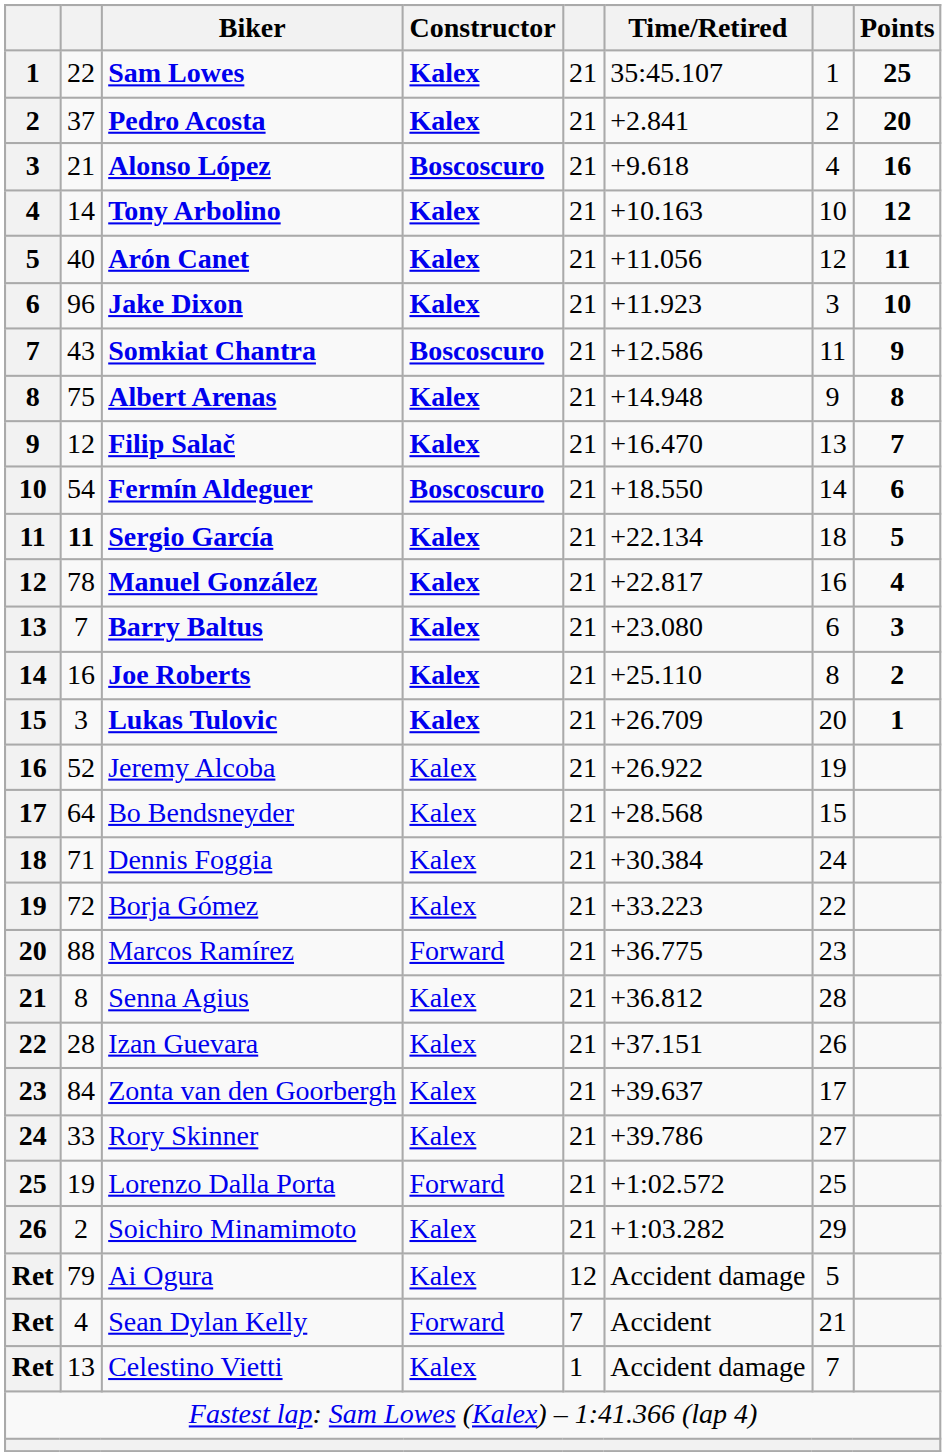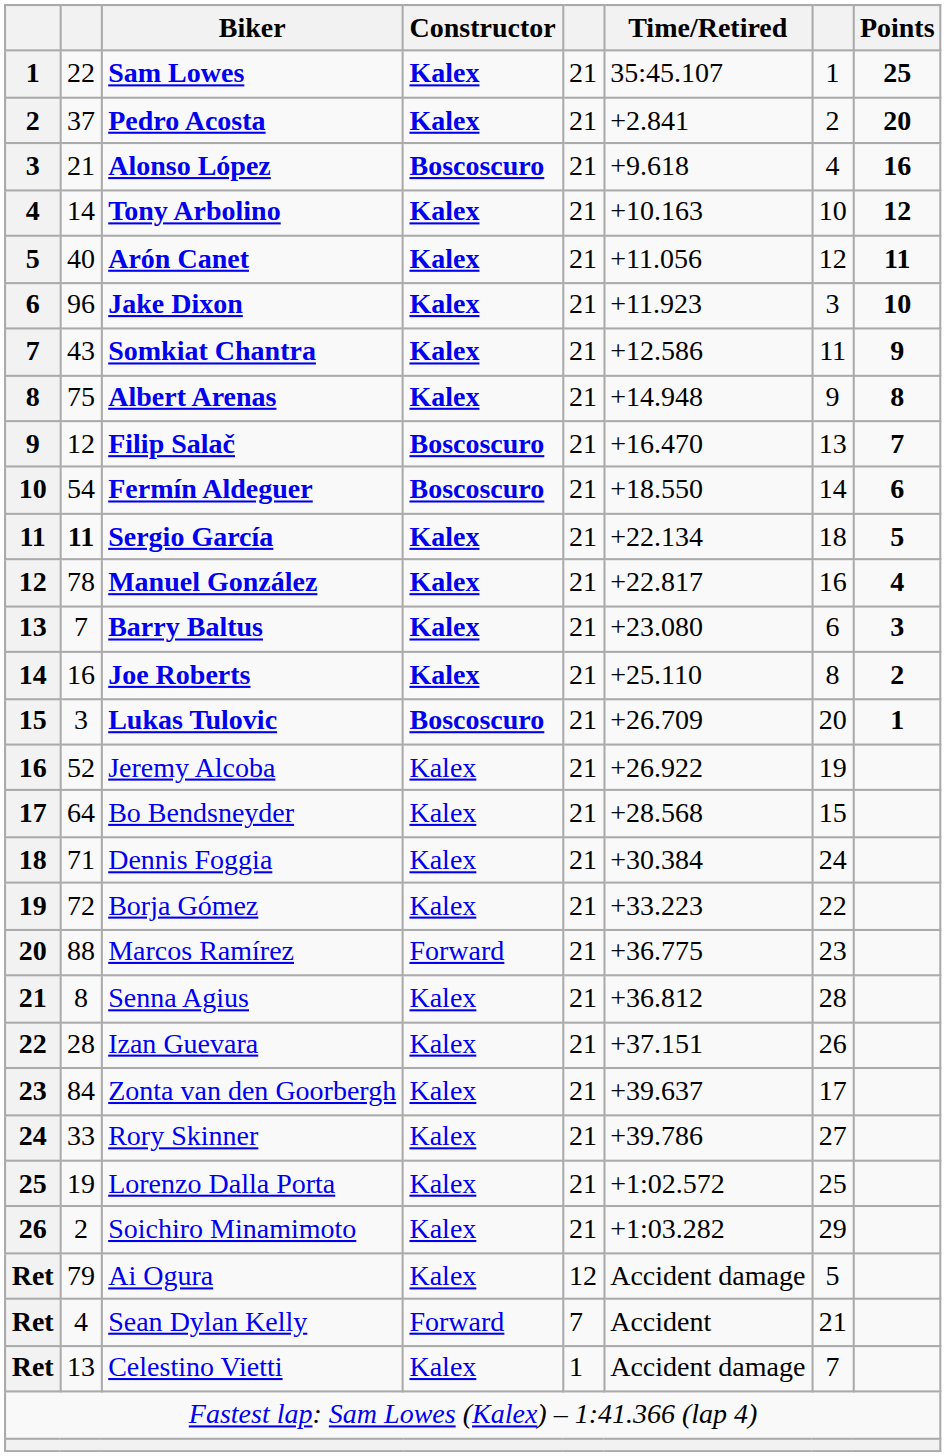(477, 350) Boscoscuro -> (444, 350) Kalex
(444, 443) Kalex -> (477, 443) Boscoscuro
(444, 720) Kalex -> (477, 720) Boscoscuro
(457, 1182) Forward -> (443, 1182) Kalex
